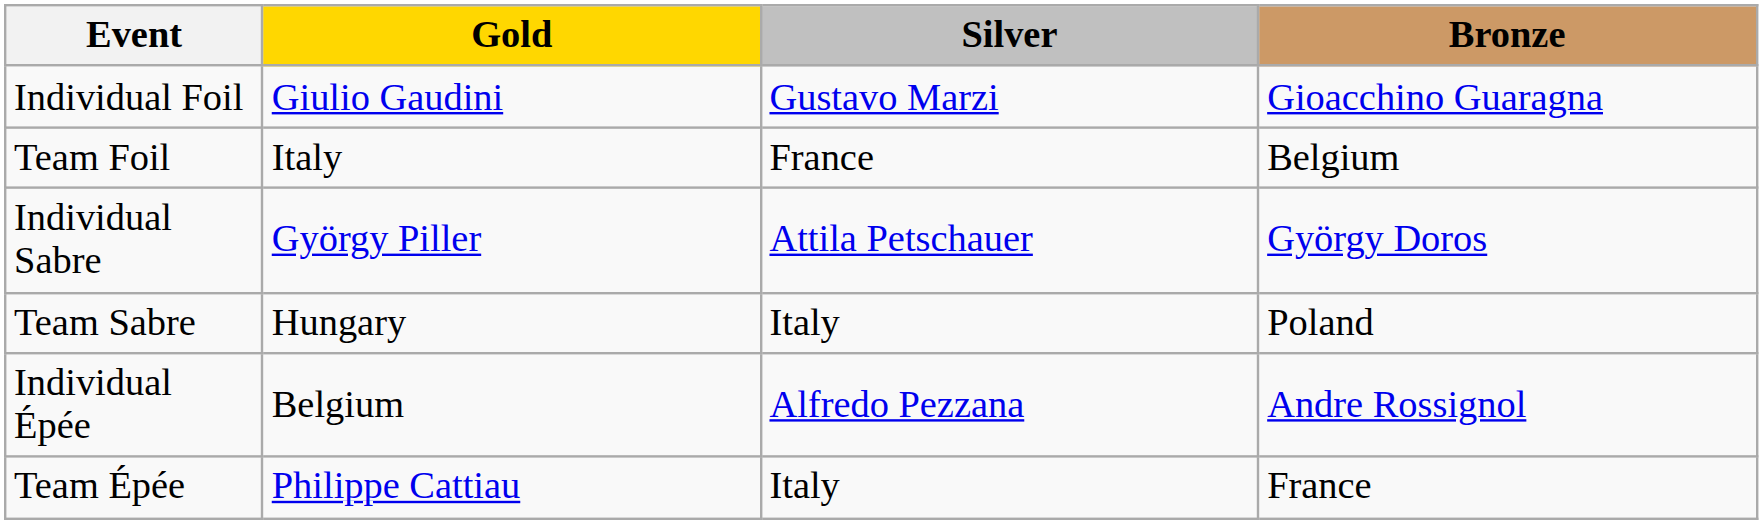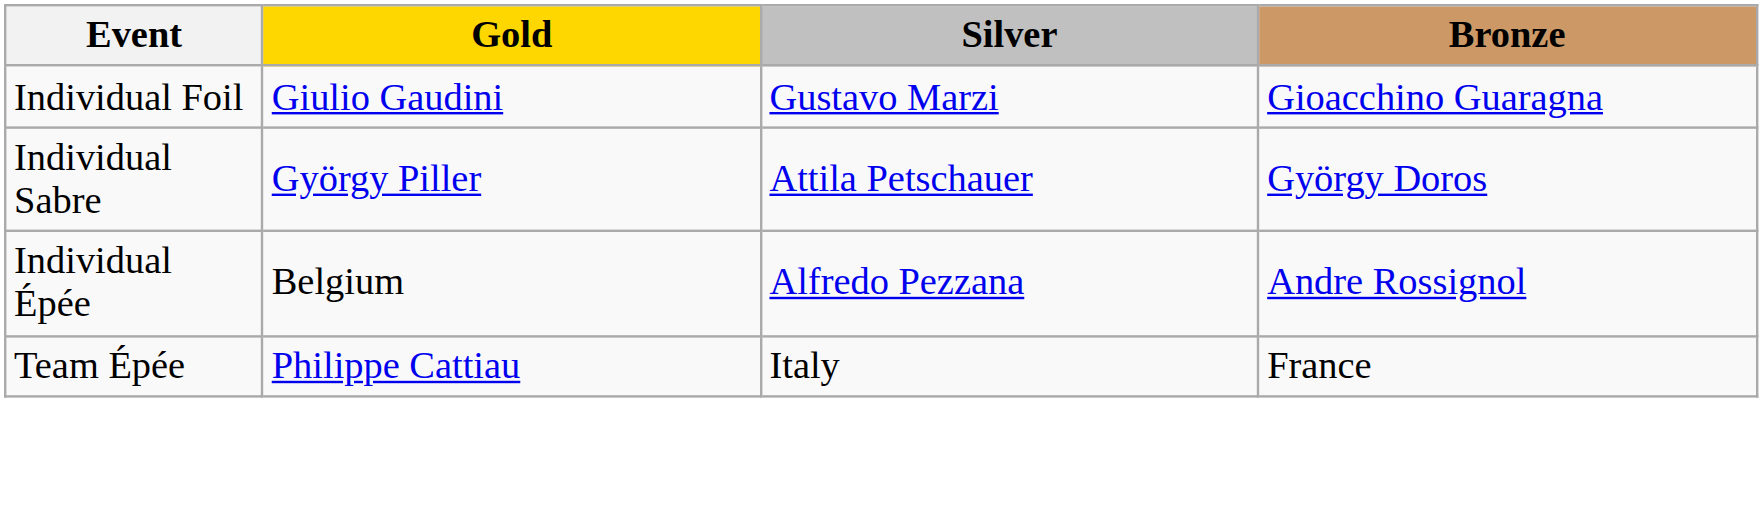- row: (92, 156)
- row: (105, 321)
